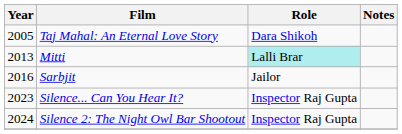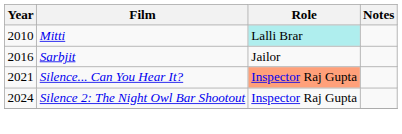- row: (129, 35)
(21, 56) 2013 -> (21, 35) 2010
(21, 98) 2023 -> (21, 77) 2021
(304, 98) no background -> (304, 77) lightsalmon background
